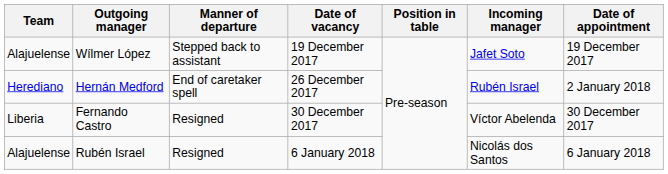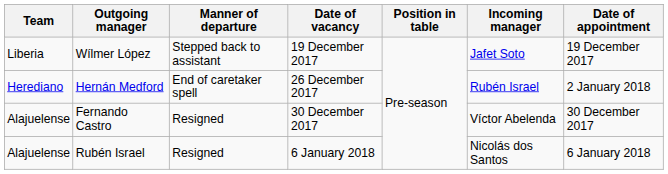(39, 53) Alajuelense -> (25, 53) Liberia
(25, 119) Liberia -> (39, 119) Alajuelense
